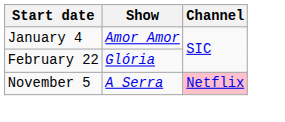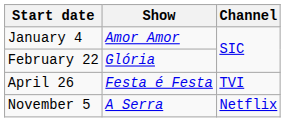+ row: (41, 83)
(215, 83) pink background -> (248, 106) no background
